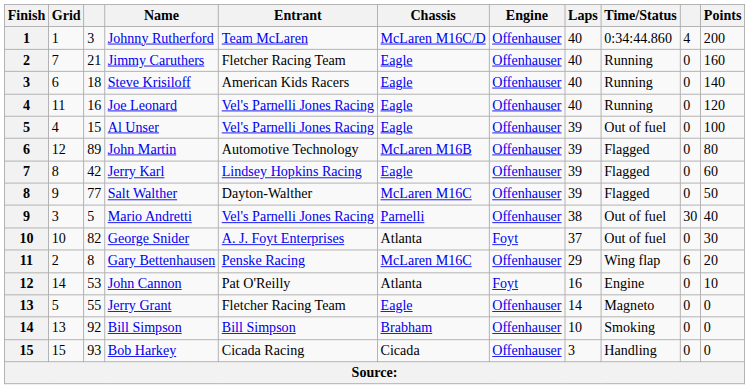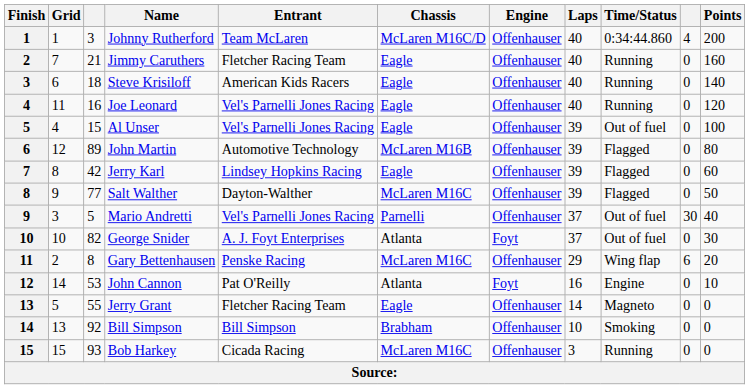(575, 216) 38 -> (575, 216) 37
(400, 350) Cicada -> (426, 350) McLaren M16C
(630, 350) Handling -> (629, 350) Running
